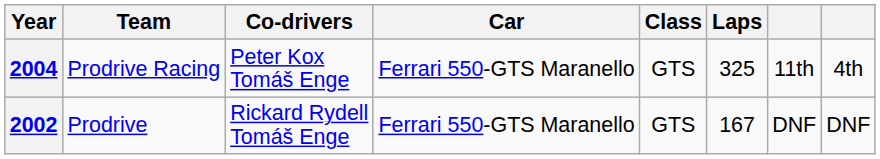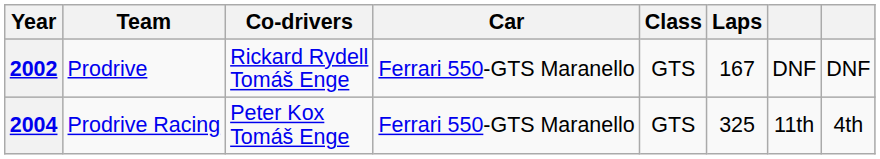rows swapped: (34, 126) <-> (34, 68)
